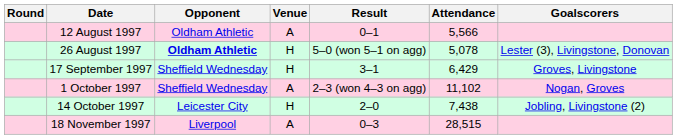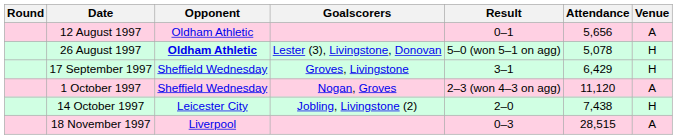columns swapped: (290, 13) <-> (585, 13)
(463, 32) 5,566 -> (598, 32) 5,656
(463, 87) 11,102 -> (598, 87) 11,120
